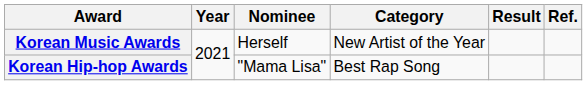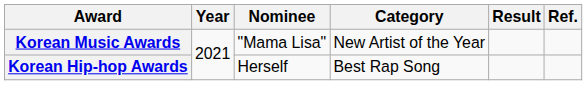(263, 42) Herself -> (282, 42) "Mama Lisa"
(282, 67) "Mama Lisa" -> (263, 67) Herself
